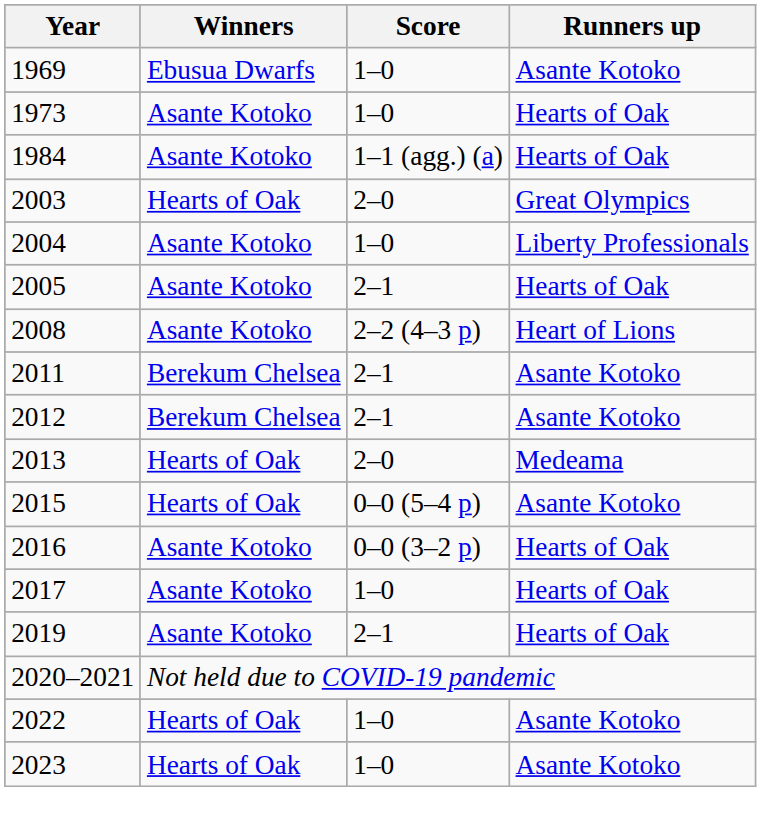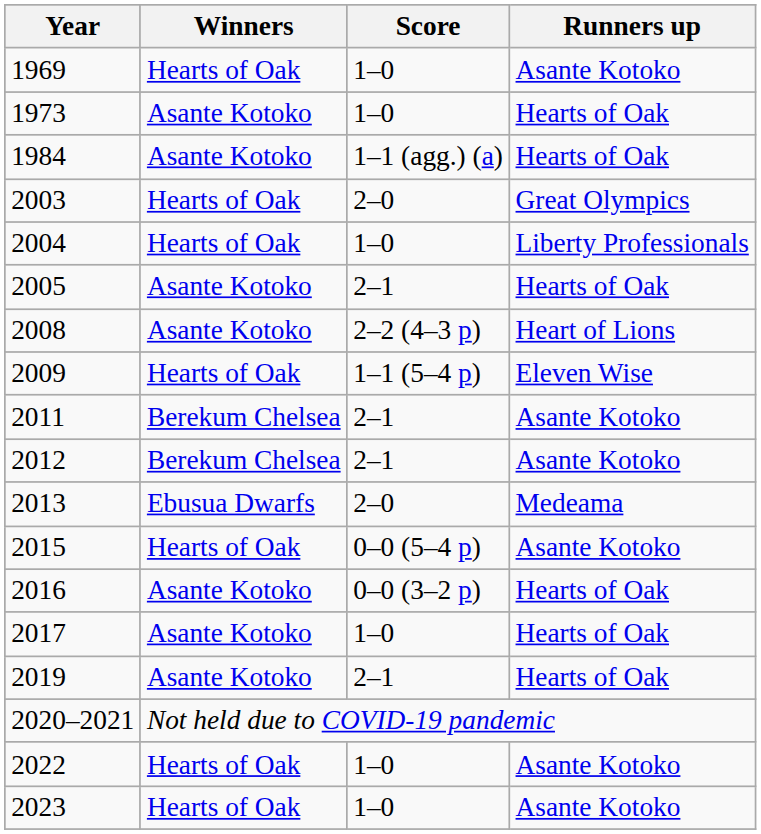(231, 69) Ebusua Dwarfs -> (224, 69) Hearts of Oak
(229, 243) Asante Kotoko -> (224, 243) Hearts of Oak
+ row: (39, 373)
(224, 460) Hearts of Oak -> (231, 503) Ebusua Dwarfs
